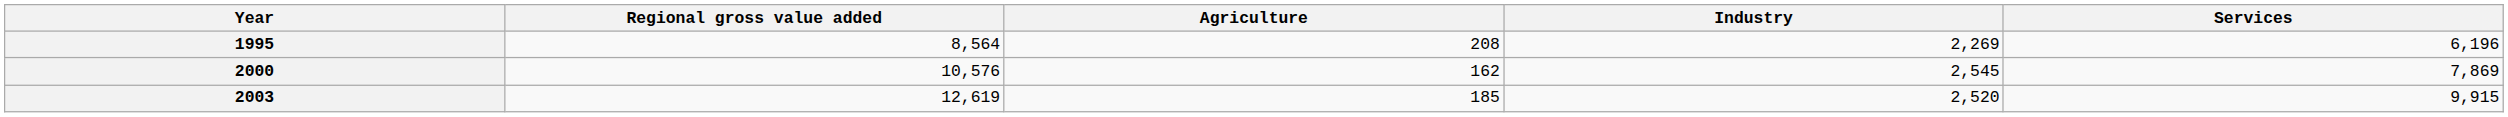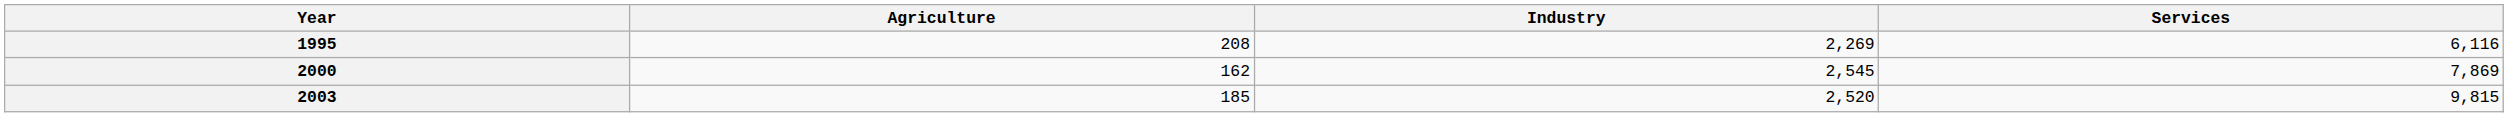- column: (754, 18)
(2475, 45) 6,196 -> (2475, 45) 6,116
(2475, 98) 9,915 -> (2475, 98) 9,815
